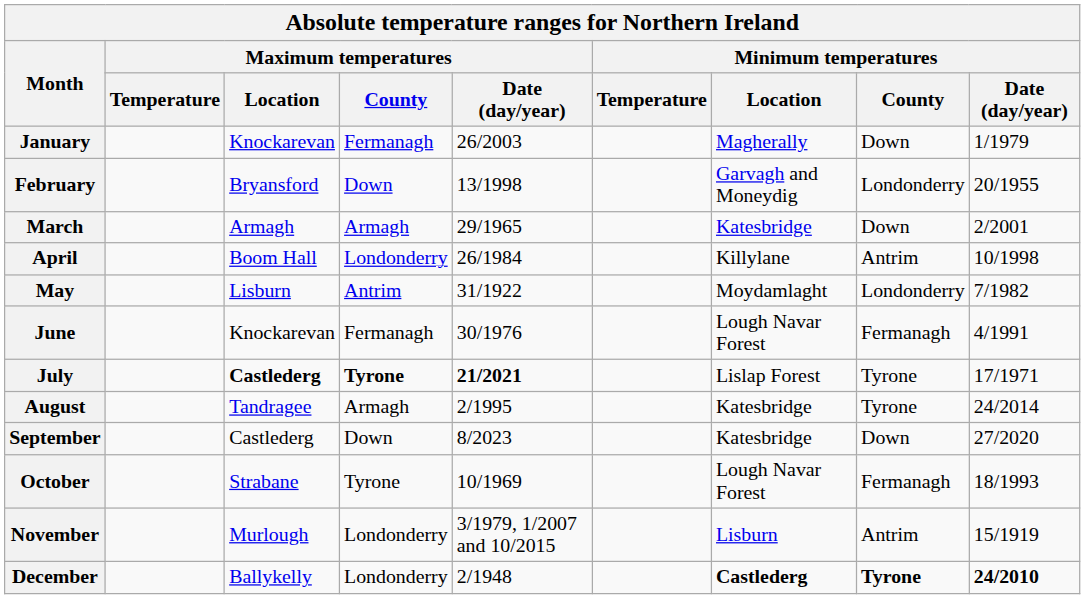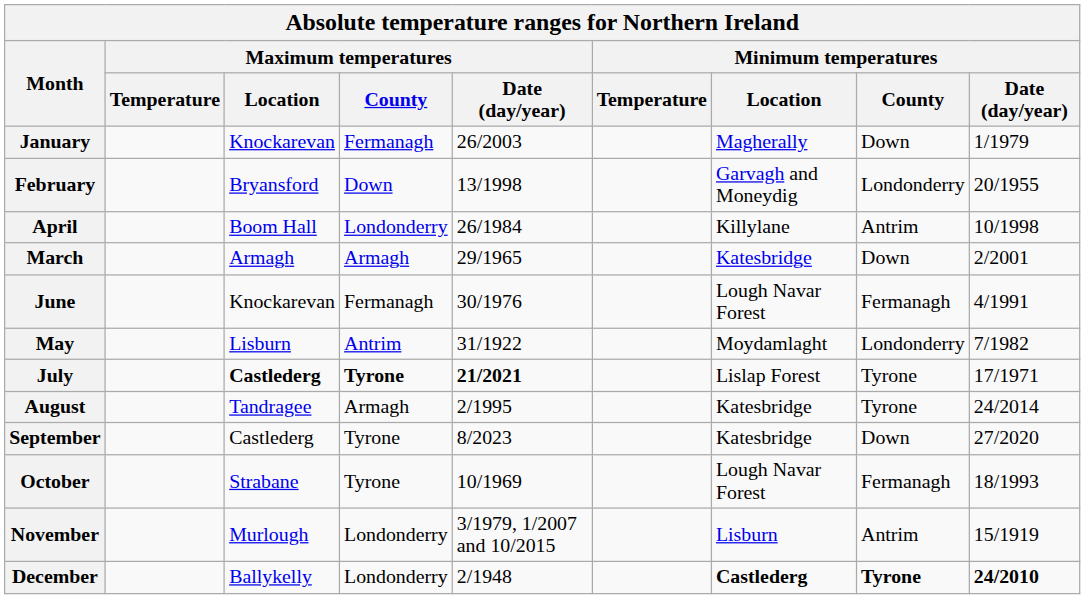rows swapped: (55, 227) <-> (55, 258)
rows swapped: (55, 290) <-> (55, 332)
(368, 438) Down -> (372, 438) Tyrone
